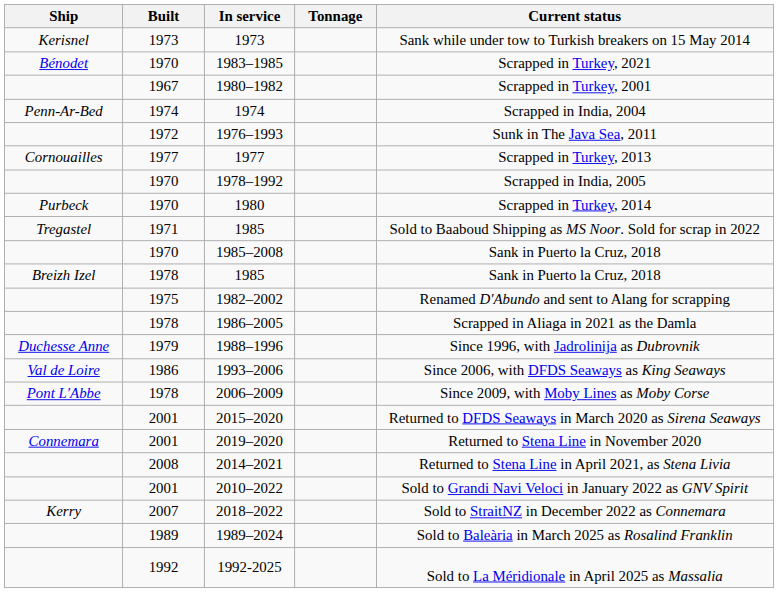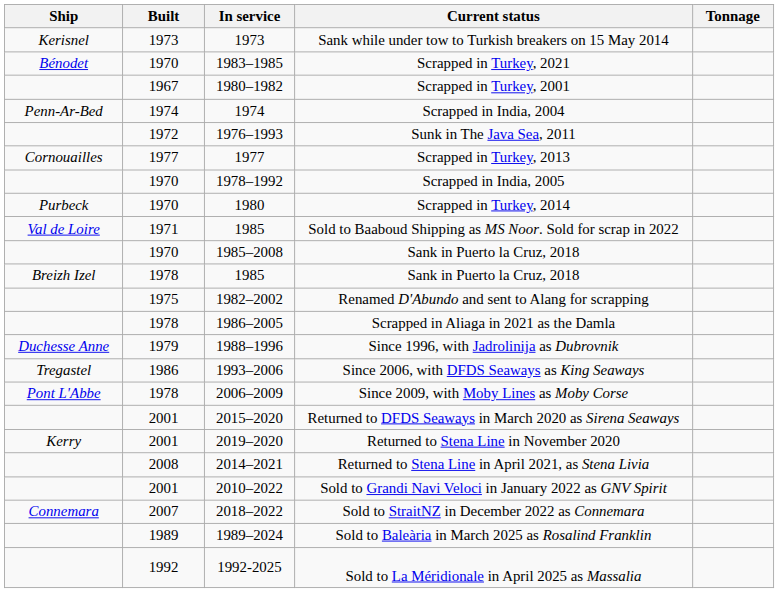columns swapped: (335, 16) <-> (575, 16)
(64, 228) Tregastel -> (64, 228) Val de Loire
(64, 370) Val de Loire -> (64, 370) Tregastel
(64, 441) Connemara -> (64, 441) Kerry
(64, 511) Kerry -> (64, 511) Connemara
